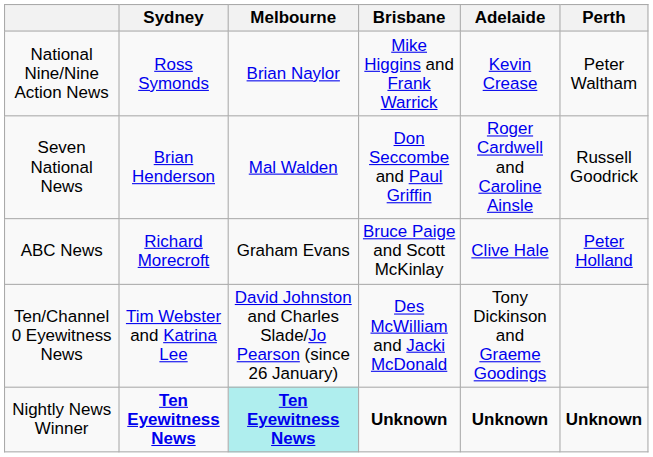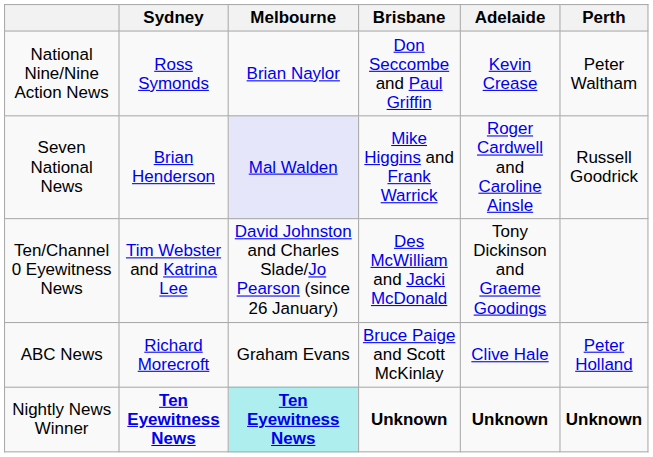(409, 73) Mike Higgins and Frank Warrick -> (409, 73) Don Seccombe and Paul Griffin
(293, 167) no background -> (293, 167) lavender background
(409, 167) Don Seccombe and Paul Griffin -> (409, 167) Mike Higgins and Frank Warrick
rows swapped: (62, 335) <-> (62, 251)
